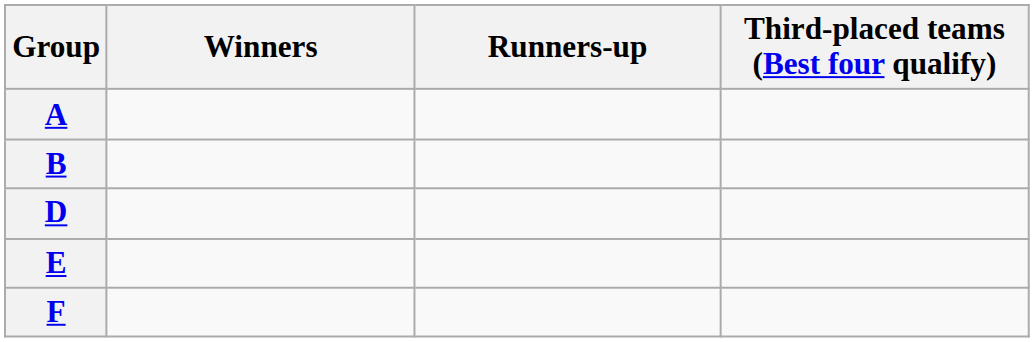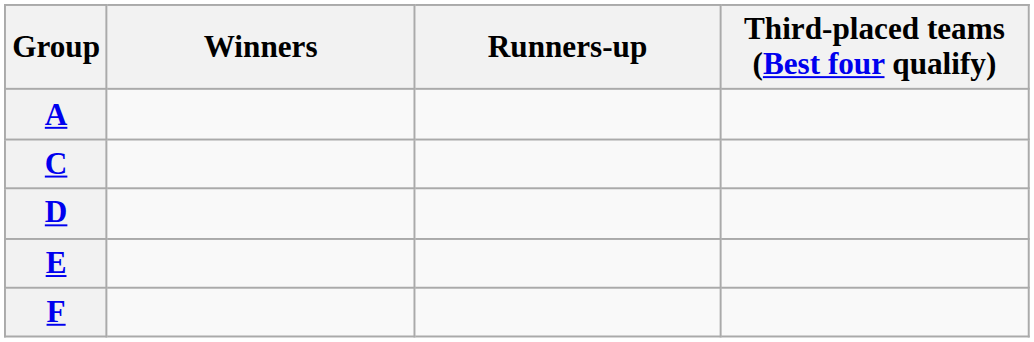- row: (56, 163)
+ row: (56, 163)
